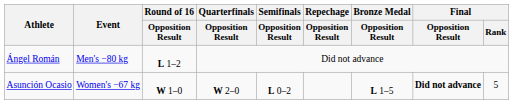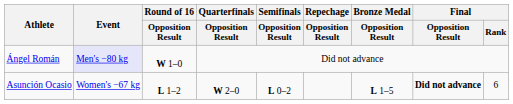(102, 59) no background -> (102, 59) lavender background
(169, 65) L 1–2 -> (169, 65) W 1–0
(169, 91) W 1–0 -> (169, 91) L 1–2
(496, 86) 5 -> (496, 86) 6
